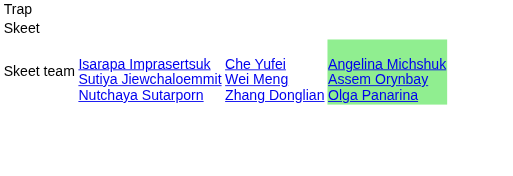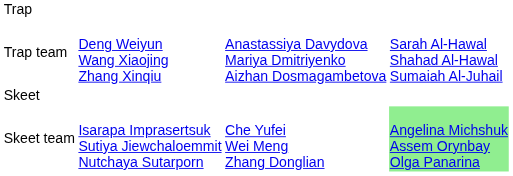+ row: (35, 52)
